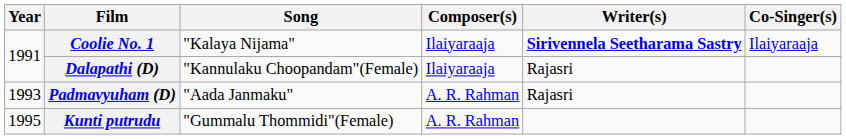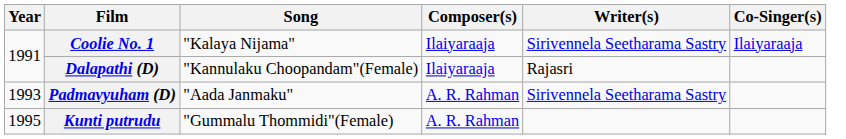(634, 43) bold -> (626, 43) normal
(550, 95) Rajasri -> (626, 95) Sirivennela Seetharama Sastry
